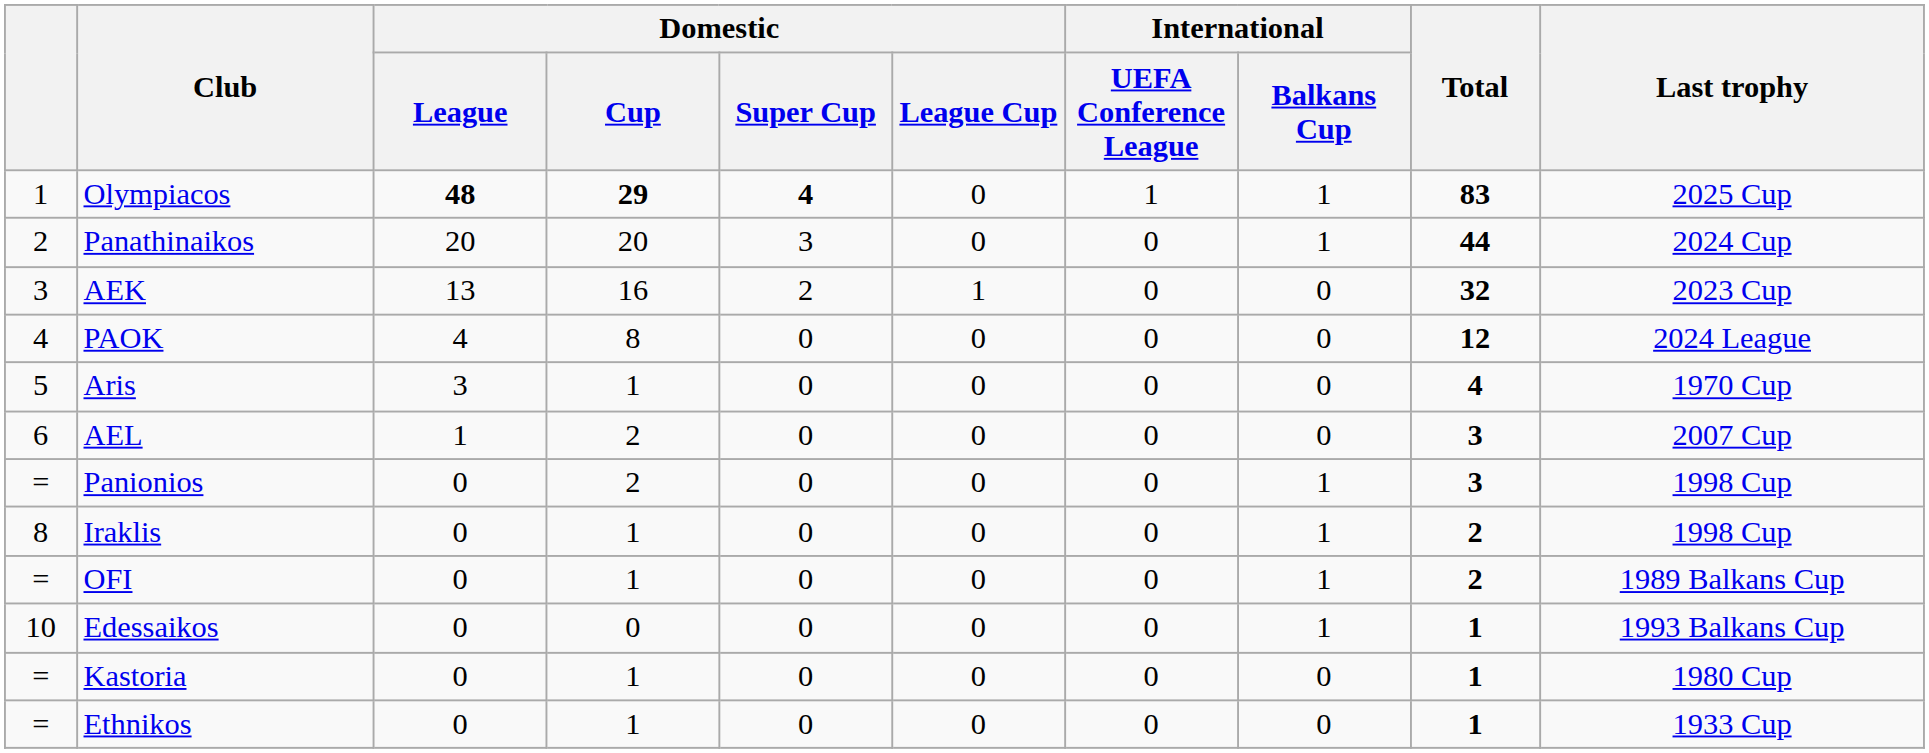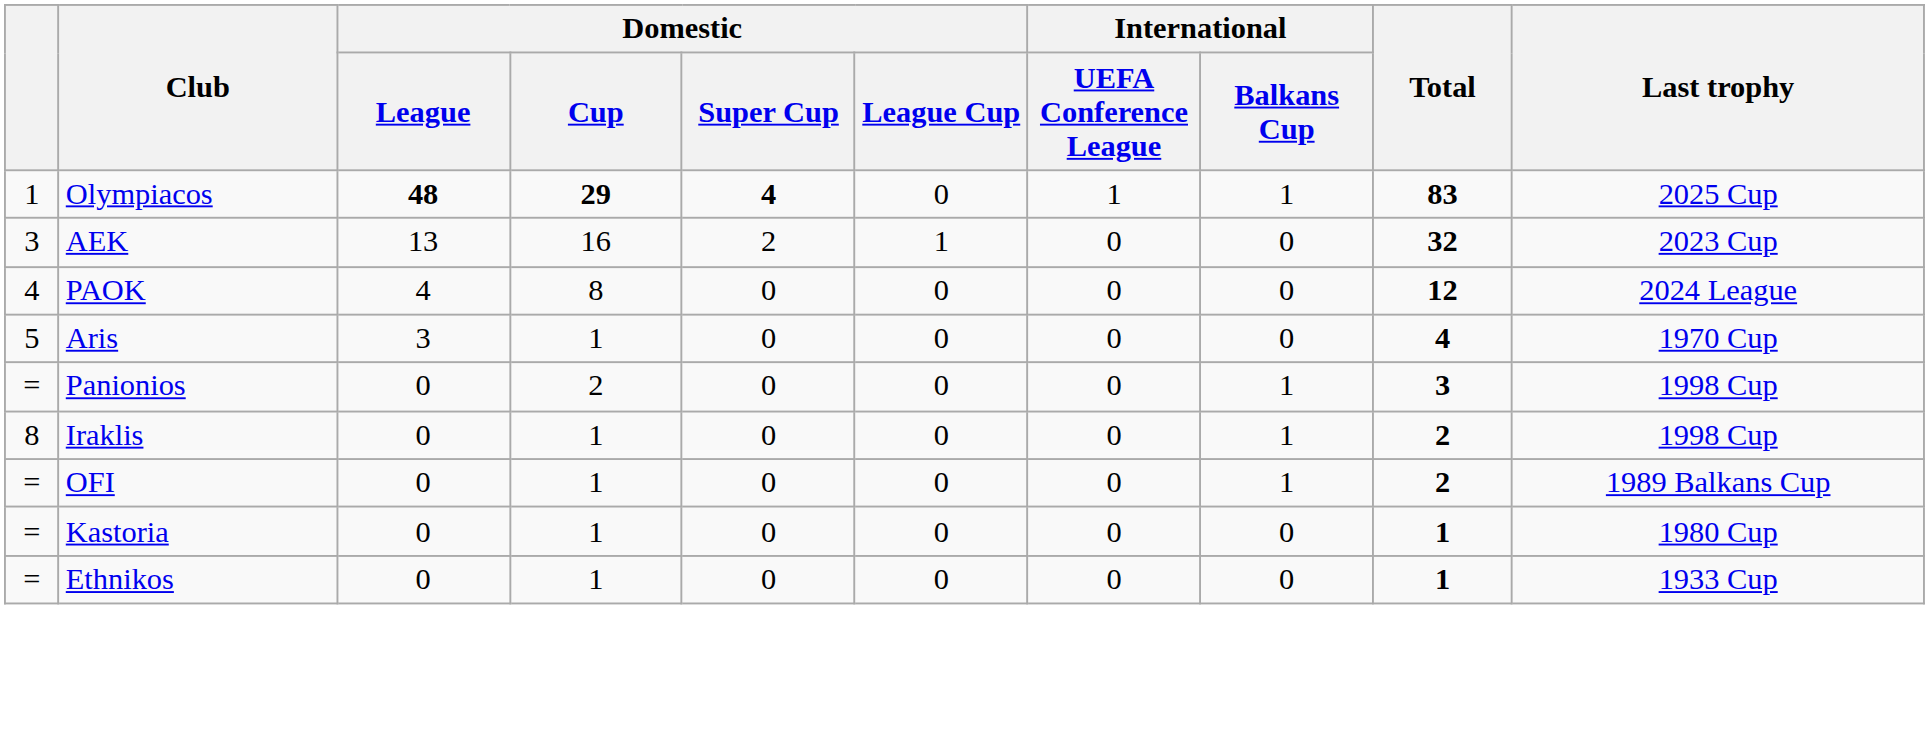- row: (169, 241)
- row: (113, 434)
- row: (151, 627)
